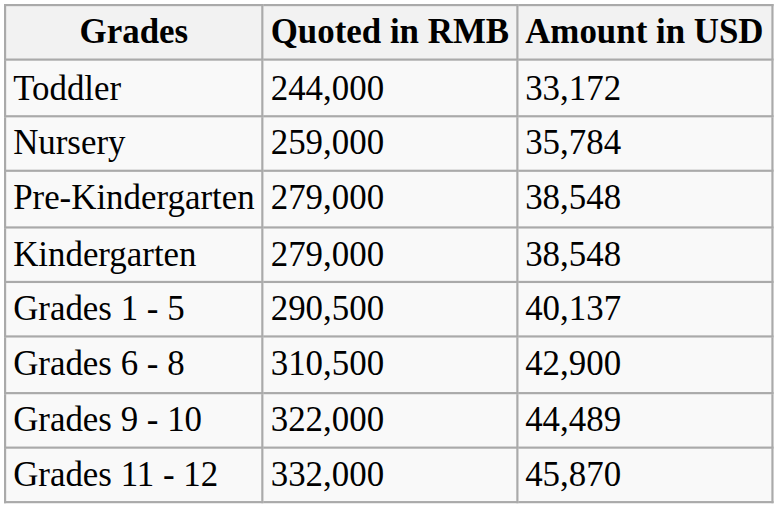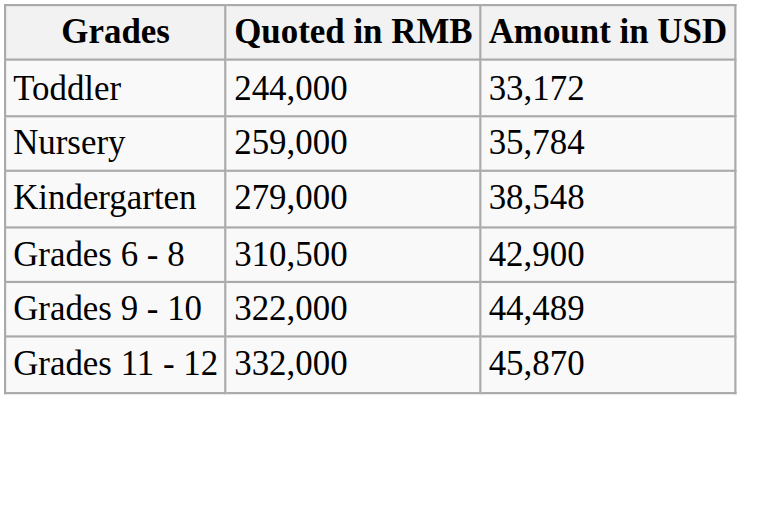- row: (134, 198)
- row: (99, 308)
